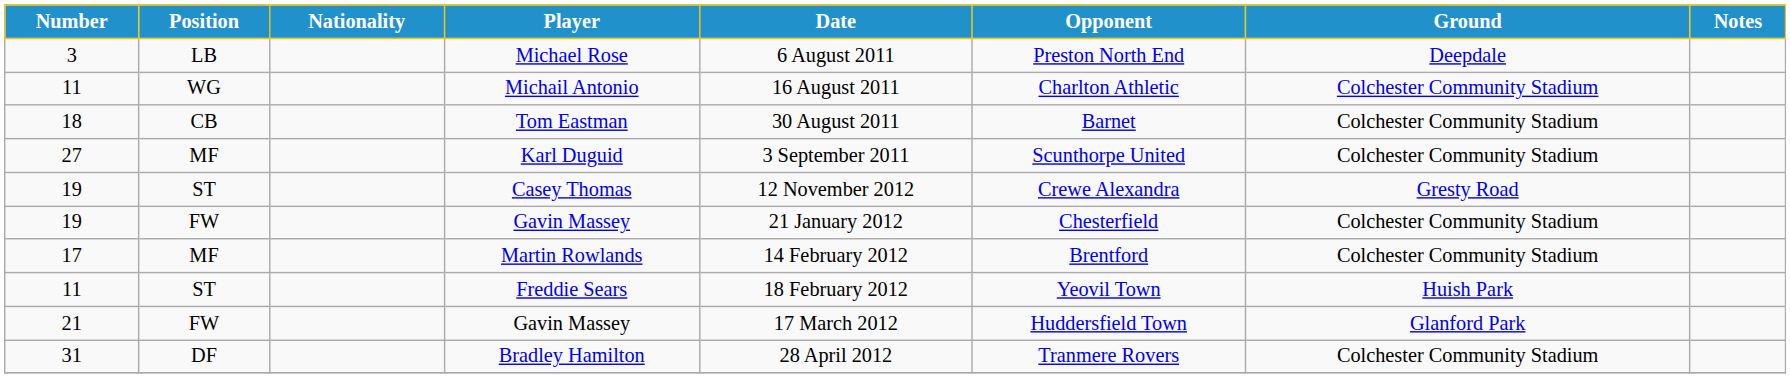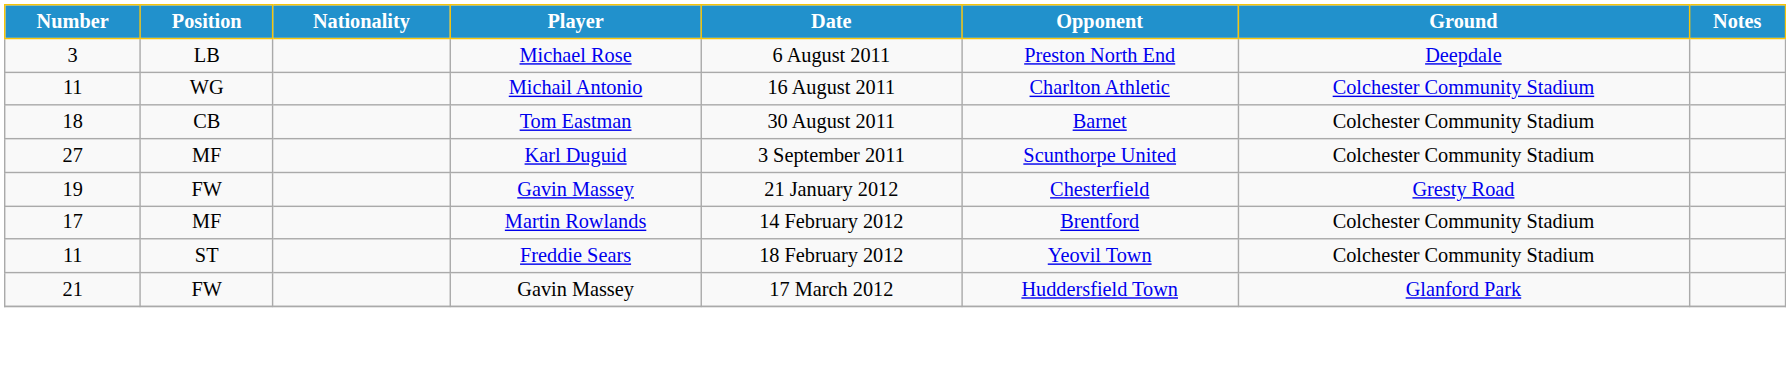- row: (72, 189)
(1468, 222) Colchester Community Stadium -> (1463, 189) Gresty Road
(1468, 289) Huish Park -> (1463, 256) Colchester Community Stadium
- row: (72, 356)
